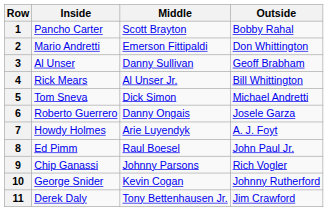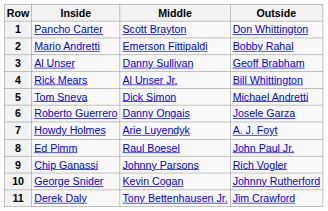(263, 30) Bobby Rahal -> (270, 30) Don Whittington
(270, 47) Don Whittington -> (263, 47) Bobby Rahal
